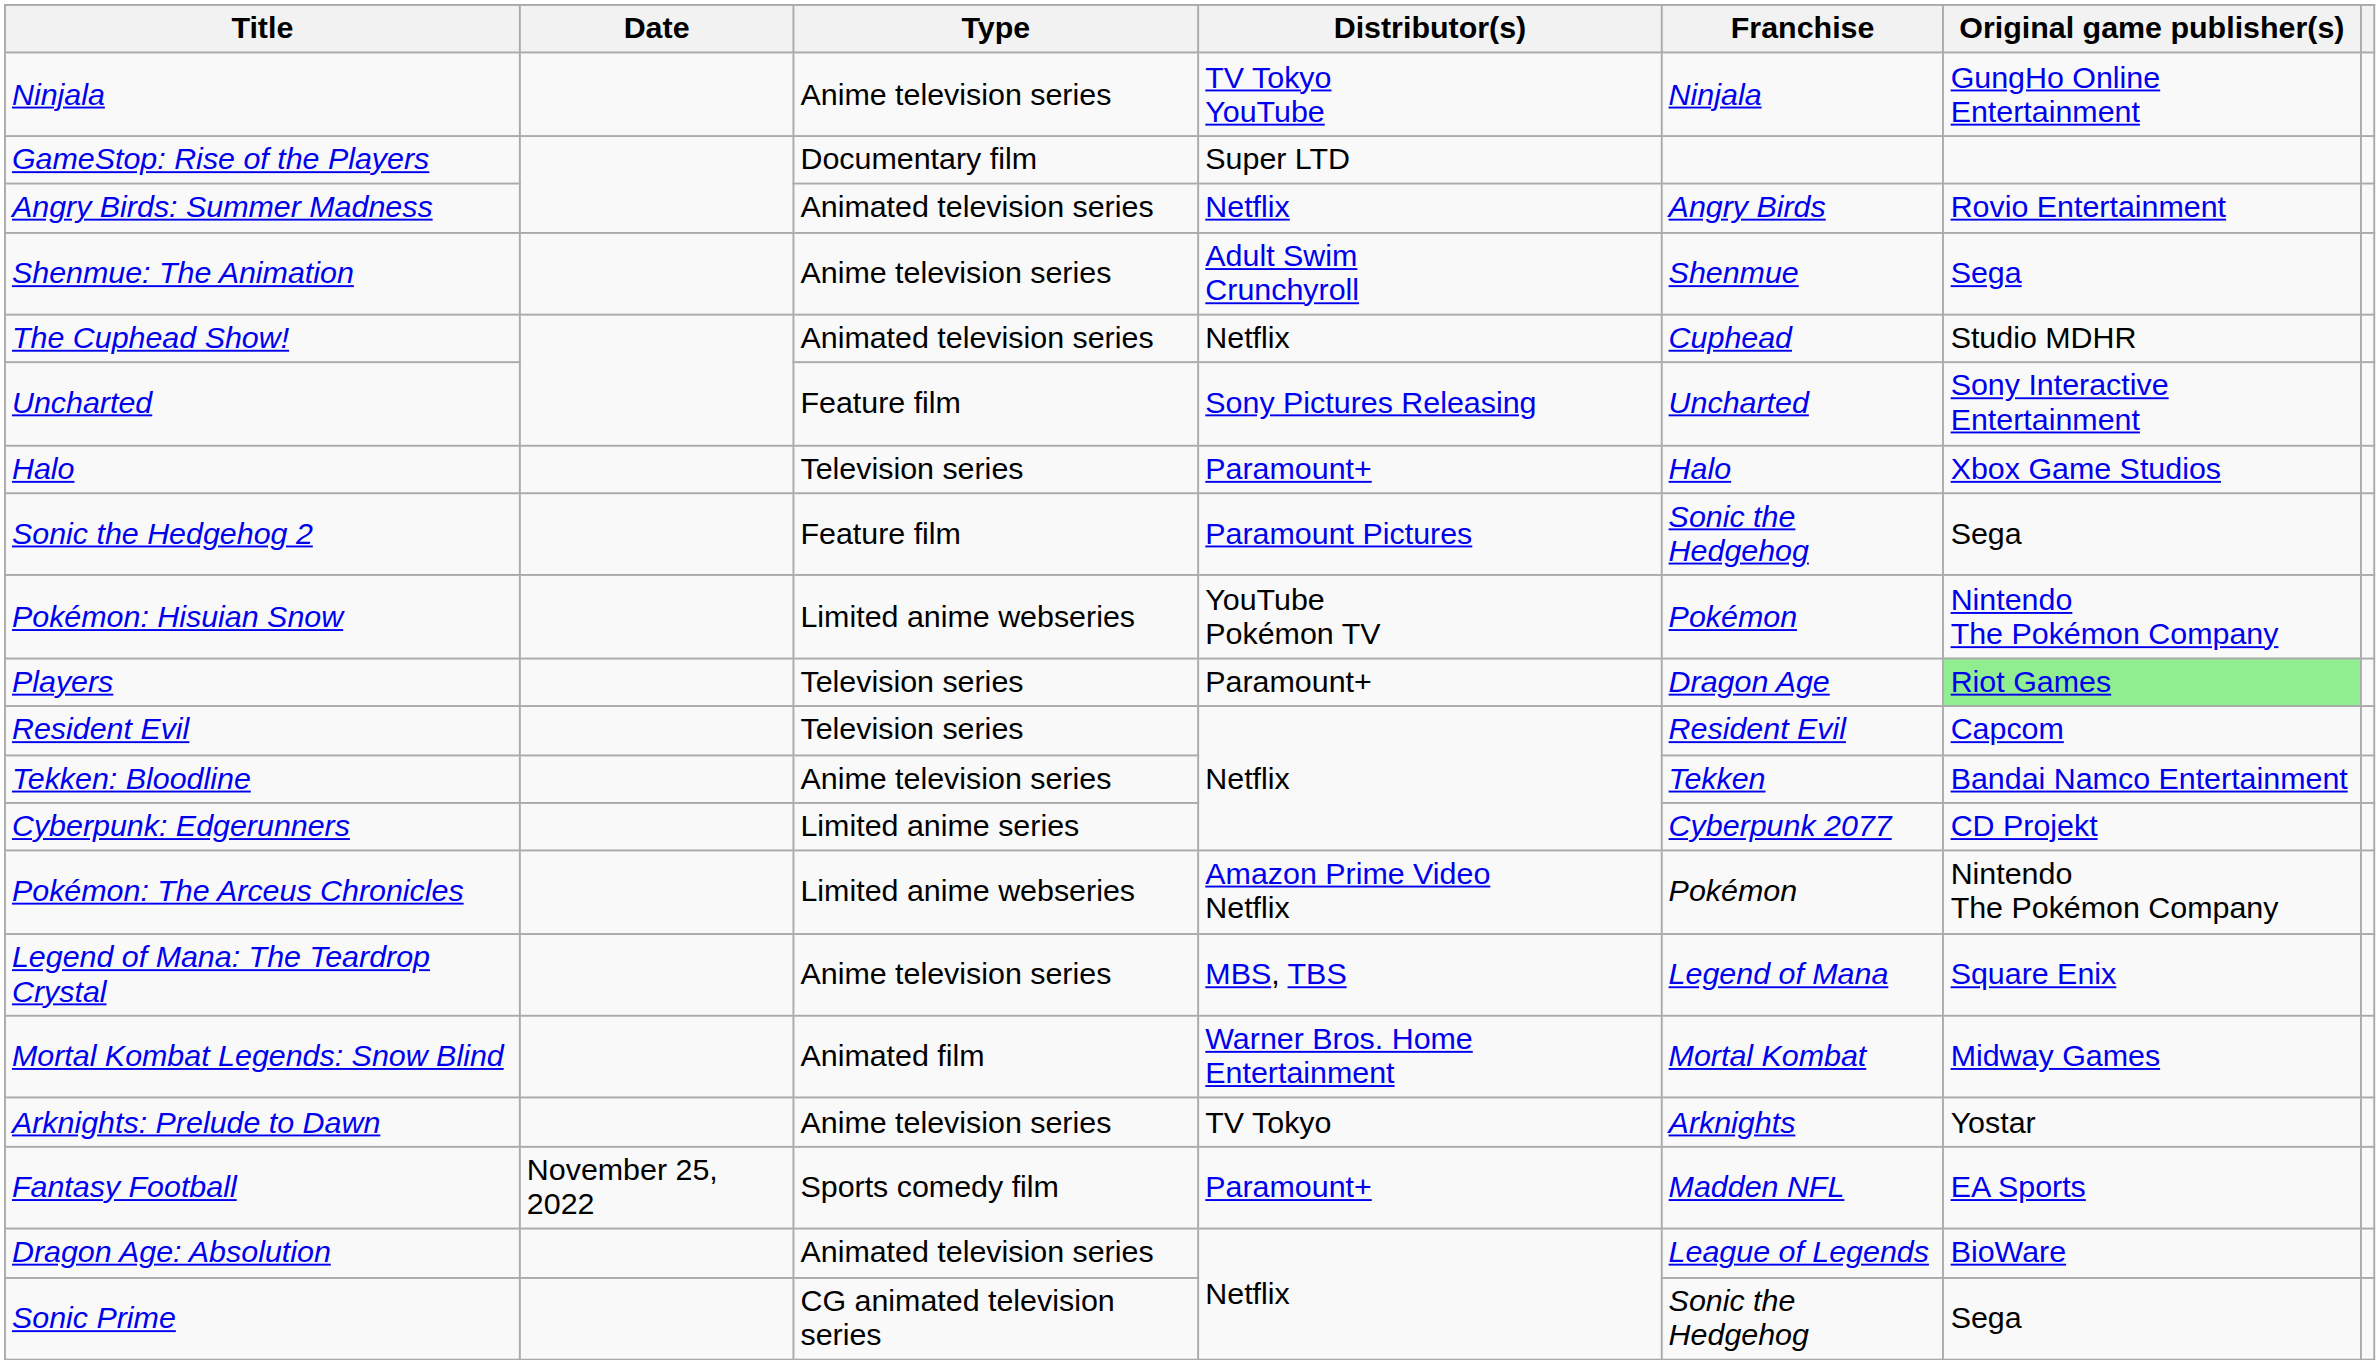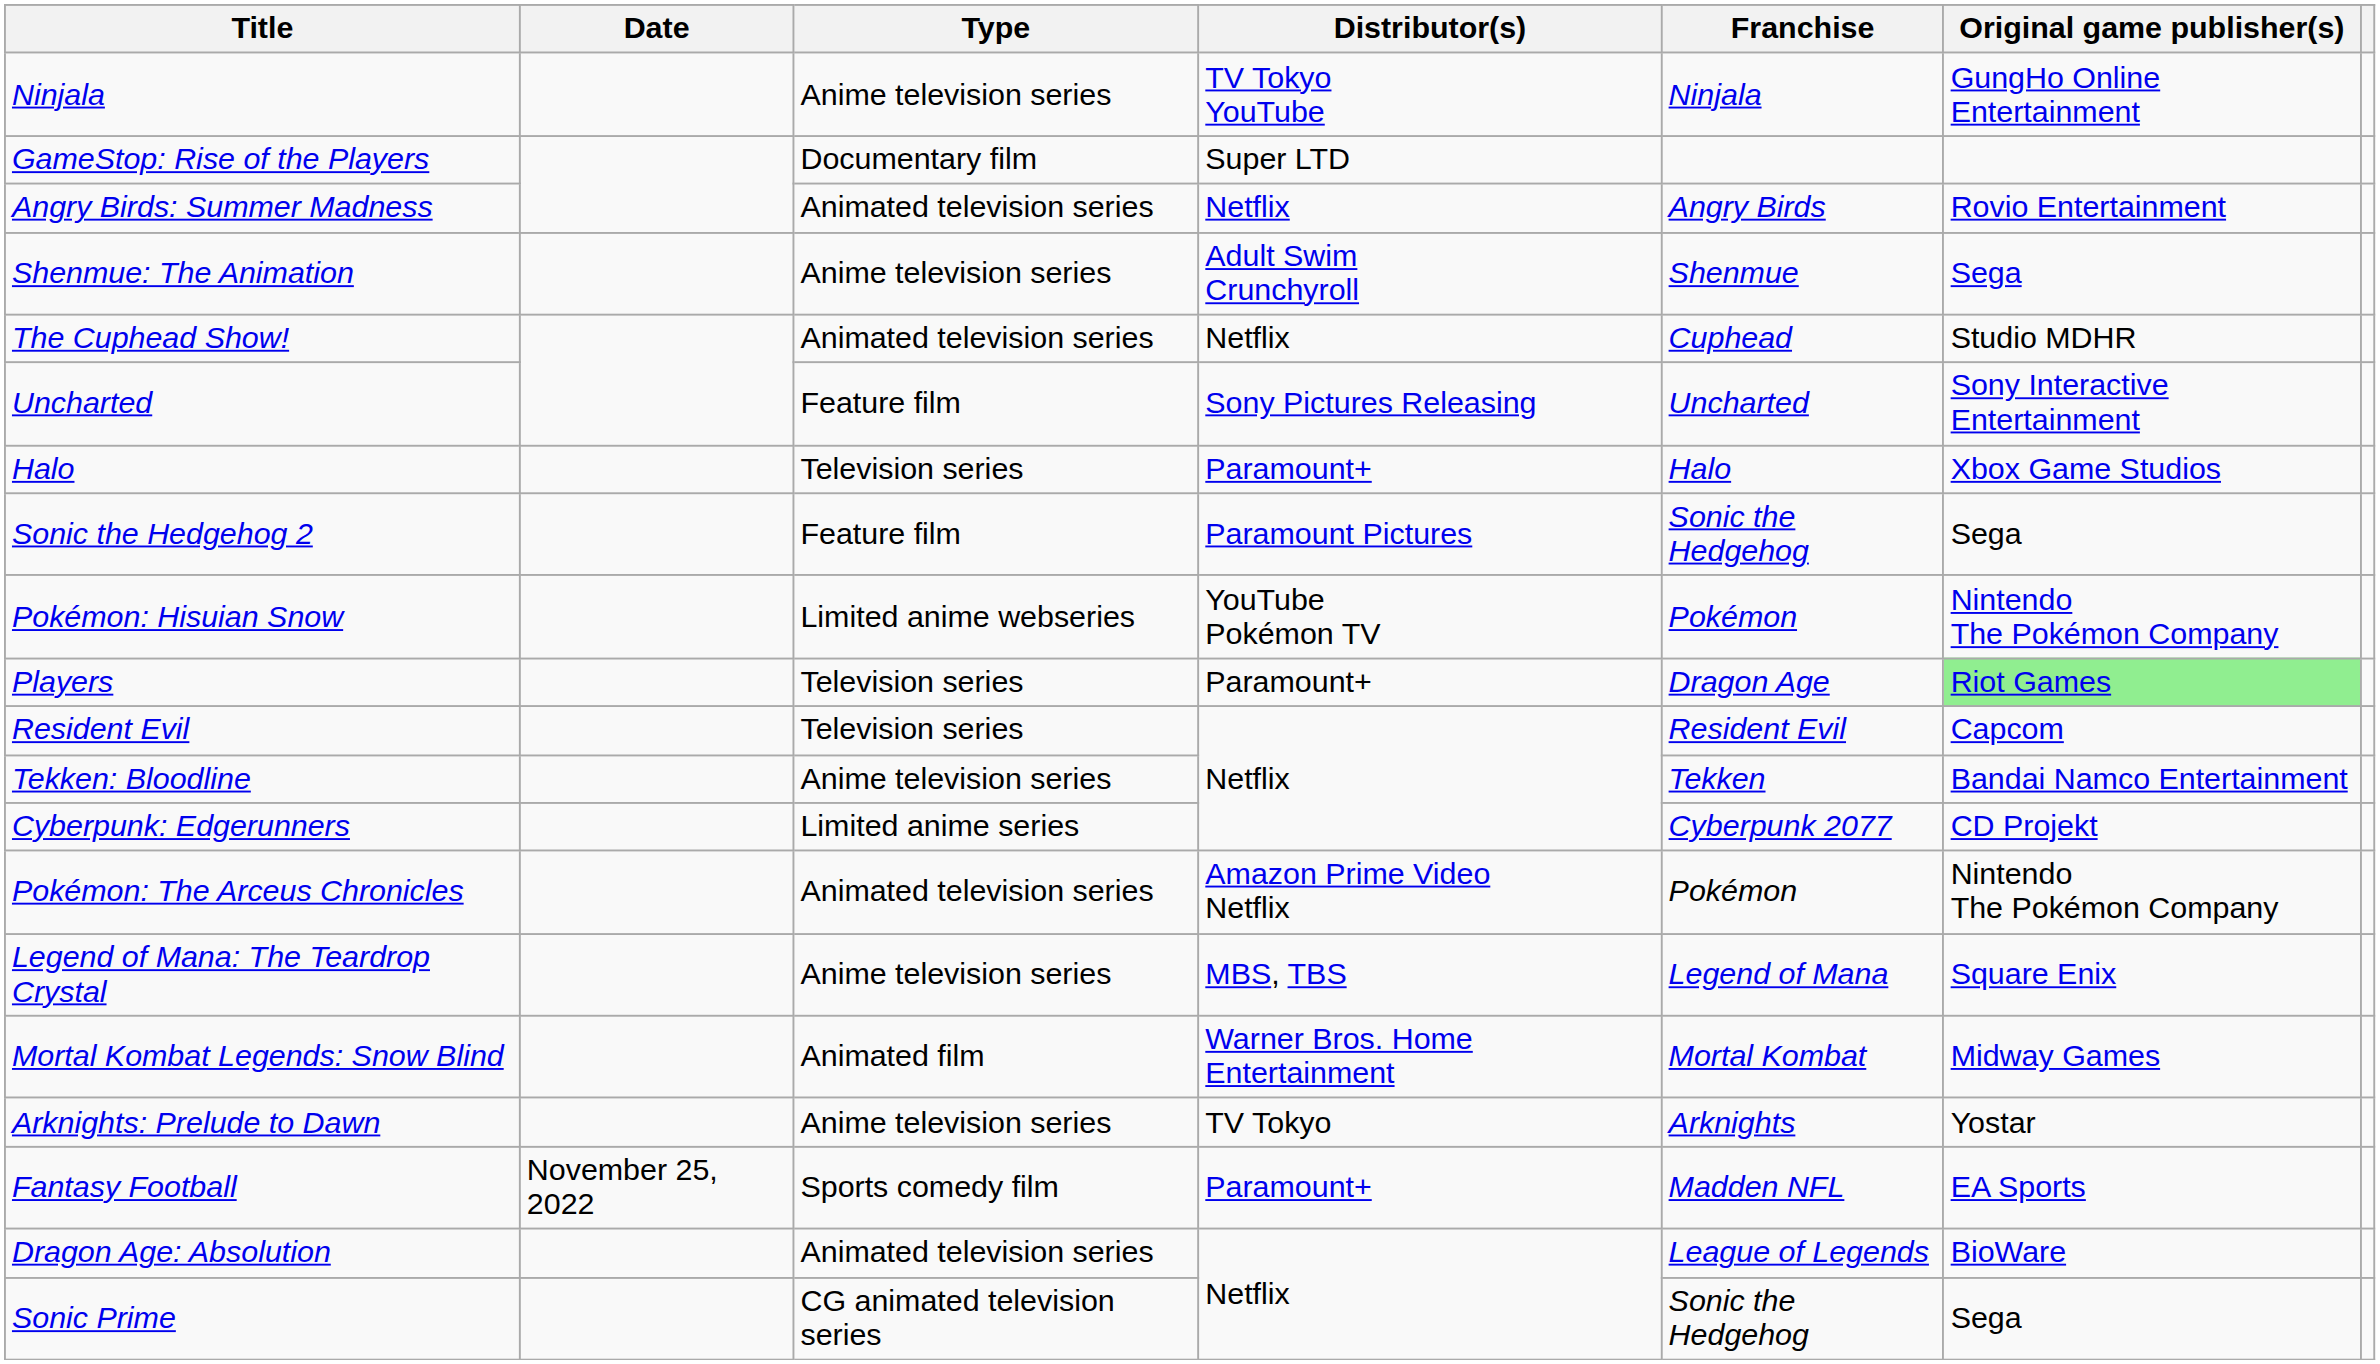(968, 891) Limited anime webseries -> (977, 891) Animated television series
